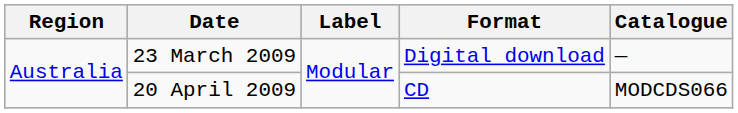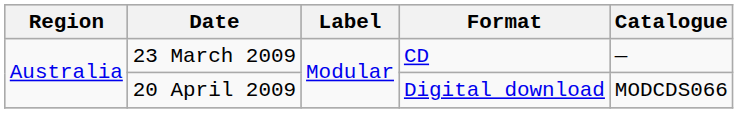(504, 56) Digital download -> (416, 56) CD
(416, 90) CD -> (504, 90) Digital download
